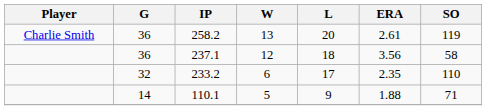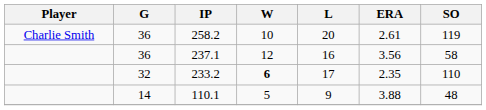(267, 34) 13 -> (267, 34) 10
(328, 54) 18 -> (328, 54) 16
(267, 74) normal -> (267, 74) bold
(390, 94) 1.88 -> (390, 94) 3.88
(451, 94) 71 -> (451, 94) 48
